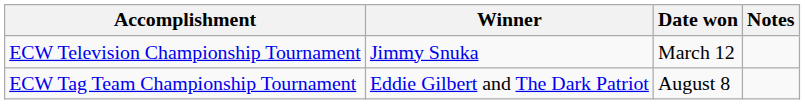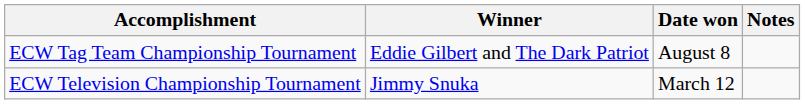rows swapped: (185, 51) <-> (183, 83)
